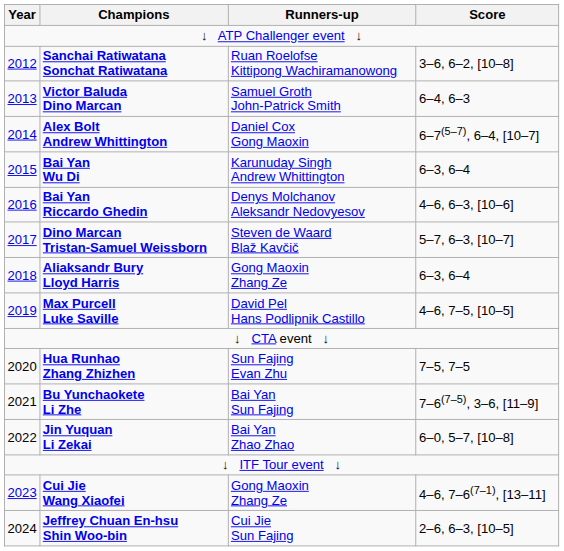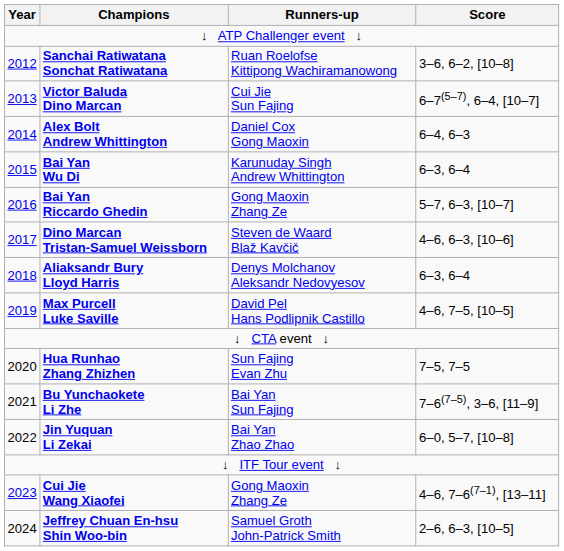(286, 99) Samuel Groth John-Patrick Smith -> (262, 99) Cui Jie Sun Fajing
(445, 99) 6–4, 6–3 -> (479, 99) 6–7(5–7), 6–4, [10–7]
(479, 134) 6–7(5–7), 6–4, [10–7] -> (445, 134) 6–4, 6–3
(298, 205) Denys Molchanov Aleksandr Nedovyesov -> (270, 205) Gong Maoxin Zhang Ze
(466, 205) 4–6, 6–3, [10–6] -> (466, 205) 5–7, 6–3, [10–7]
(466, 240) 5–7, 6–3, [10–7] -> (466, 240) 4–6, 6–3, [10–6]
(270, 275) Gong Maoxin Zhang Ze -> (298, 275) Denys Molchanov Aleksandr Nedovyesov
(262, 528) Cui Jie Sun Fajing -> (286, 528) Samuel Groth John-Patrick Smith
